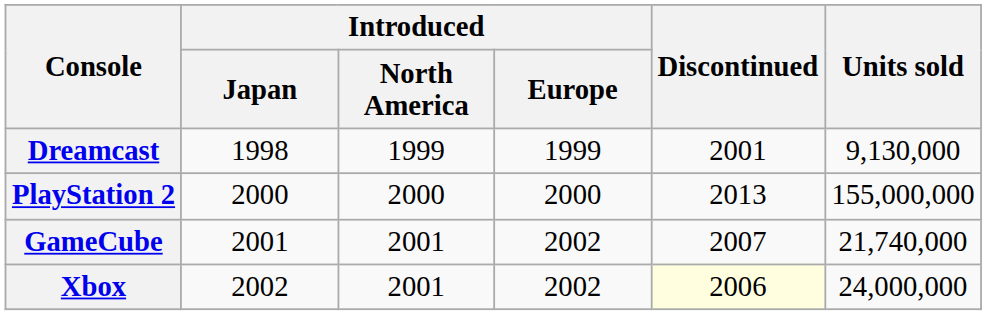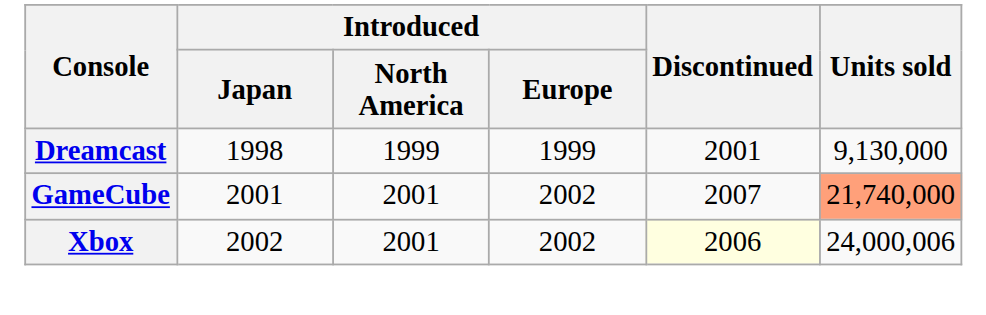- row: (93, 195)
(903, 241) no background -> (891, 195) lightsalmon background
(903, 286) 24,000,000 -> (891, 241) 24,000,006
